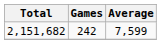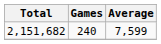(87, 31) 242 -> (87, 31) 240
